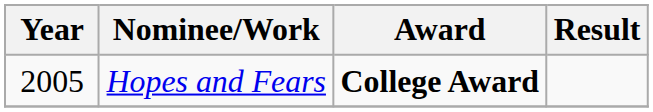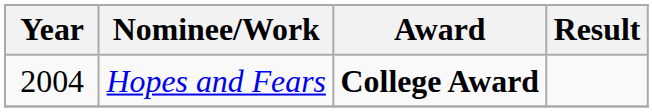(52, 80) 2005 -> (52, 80) 2004
